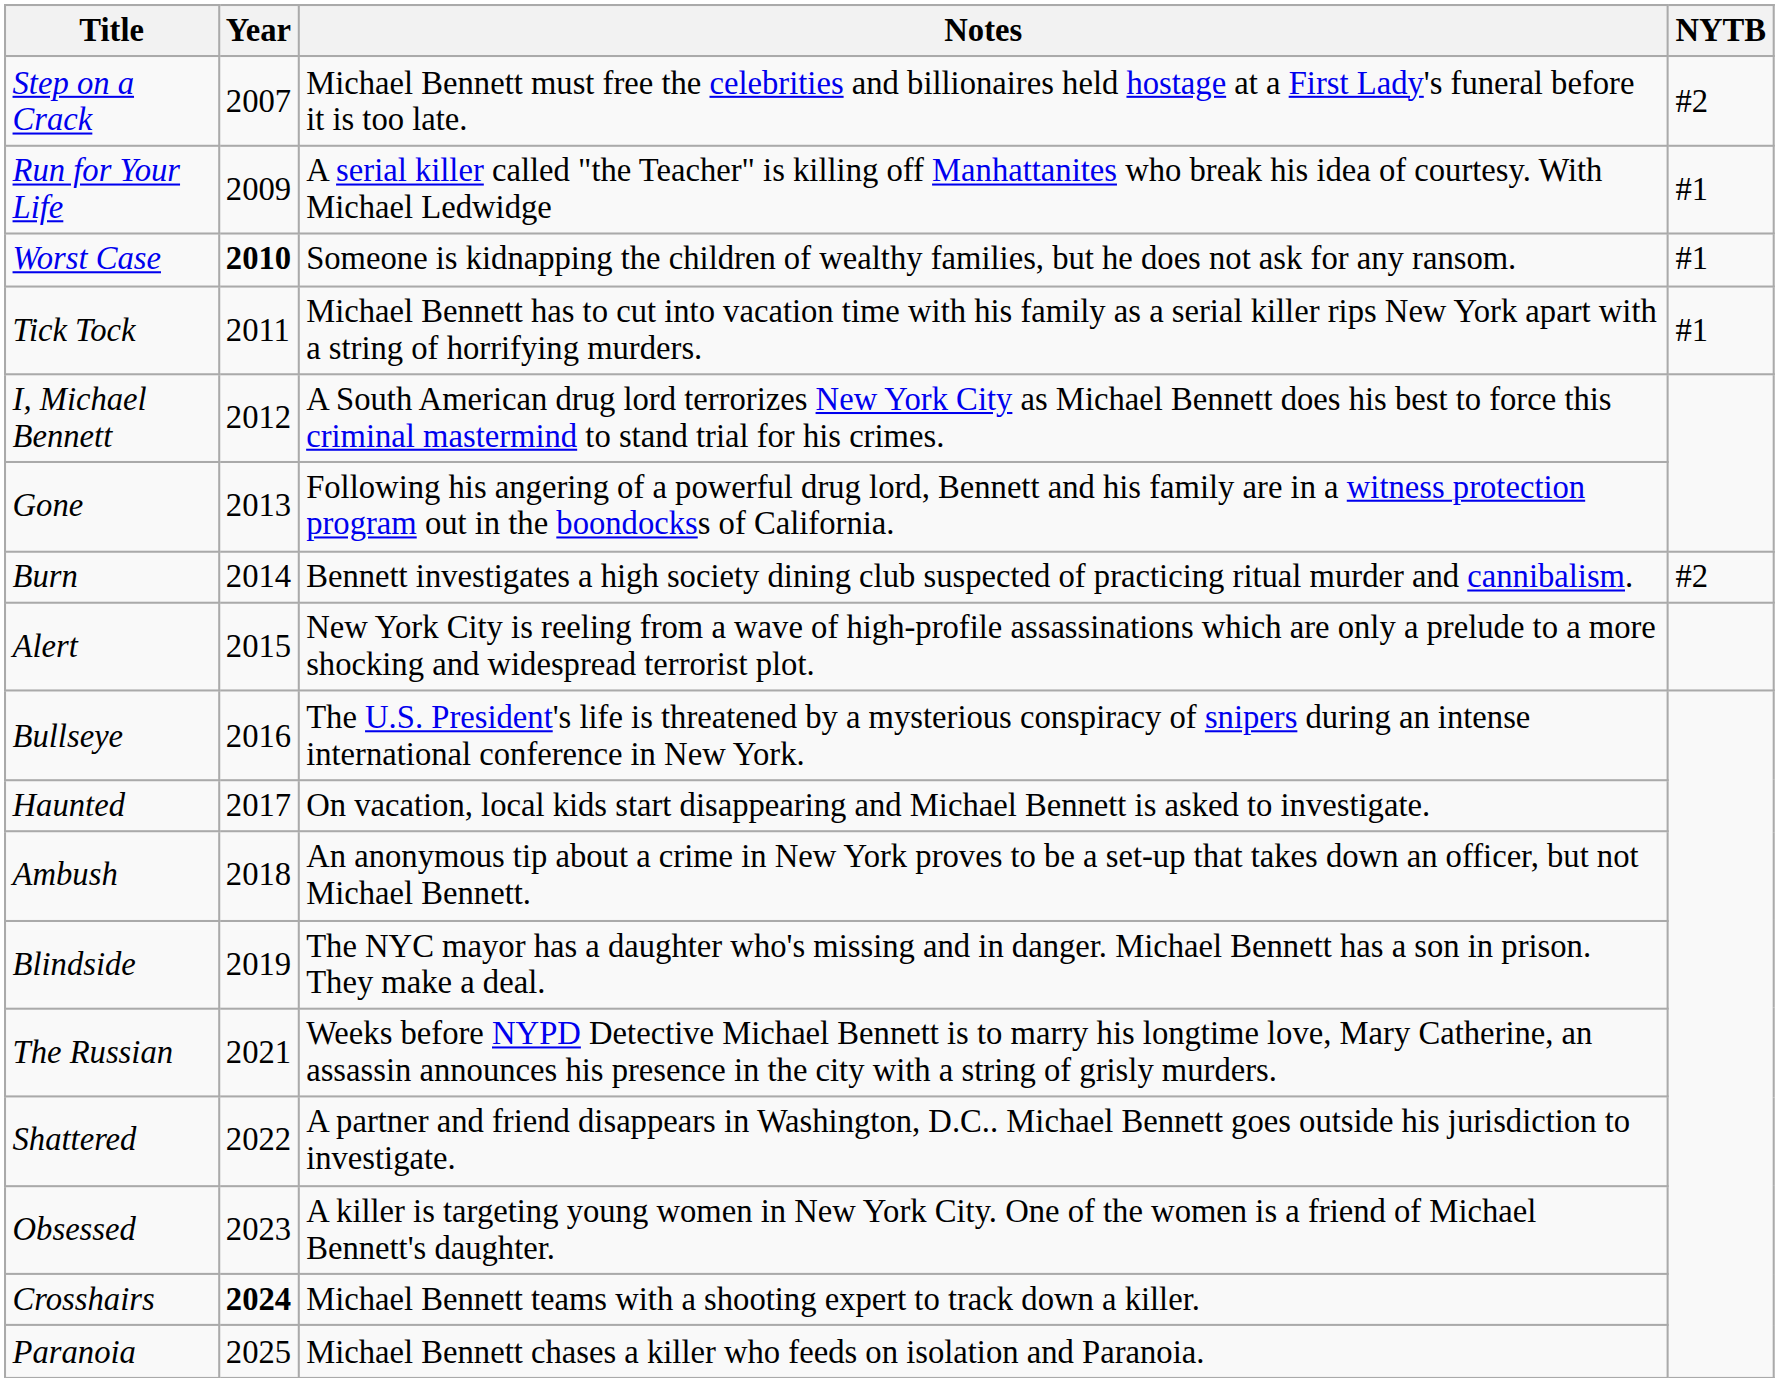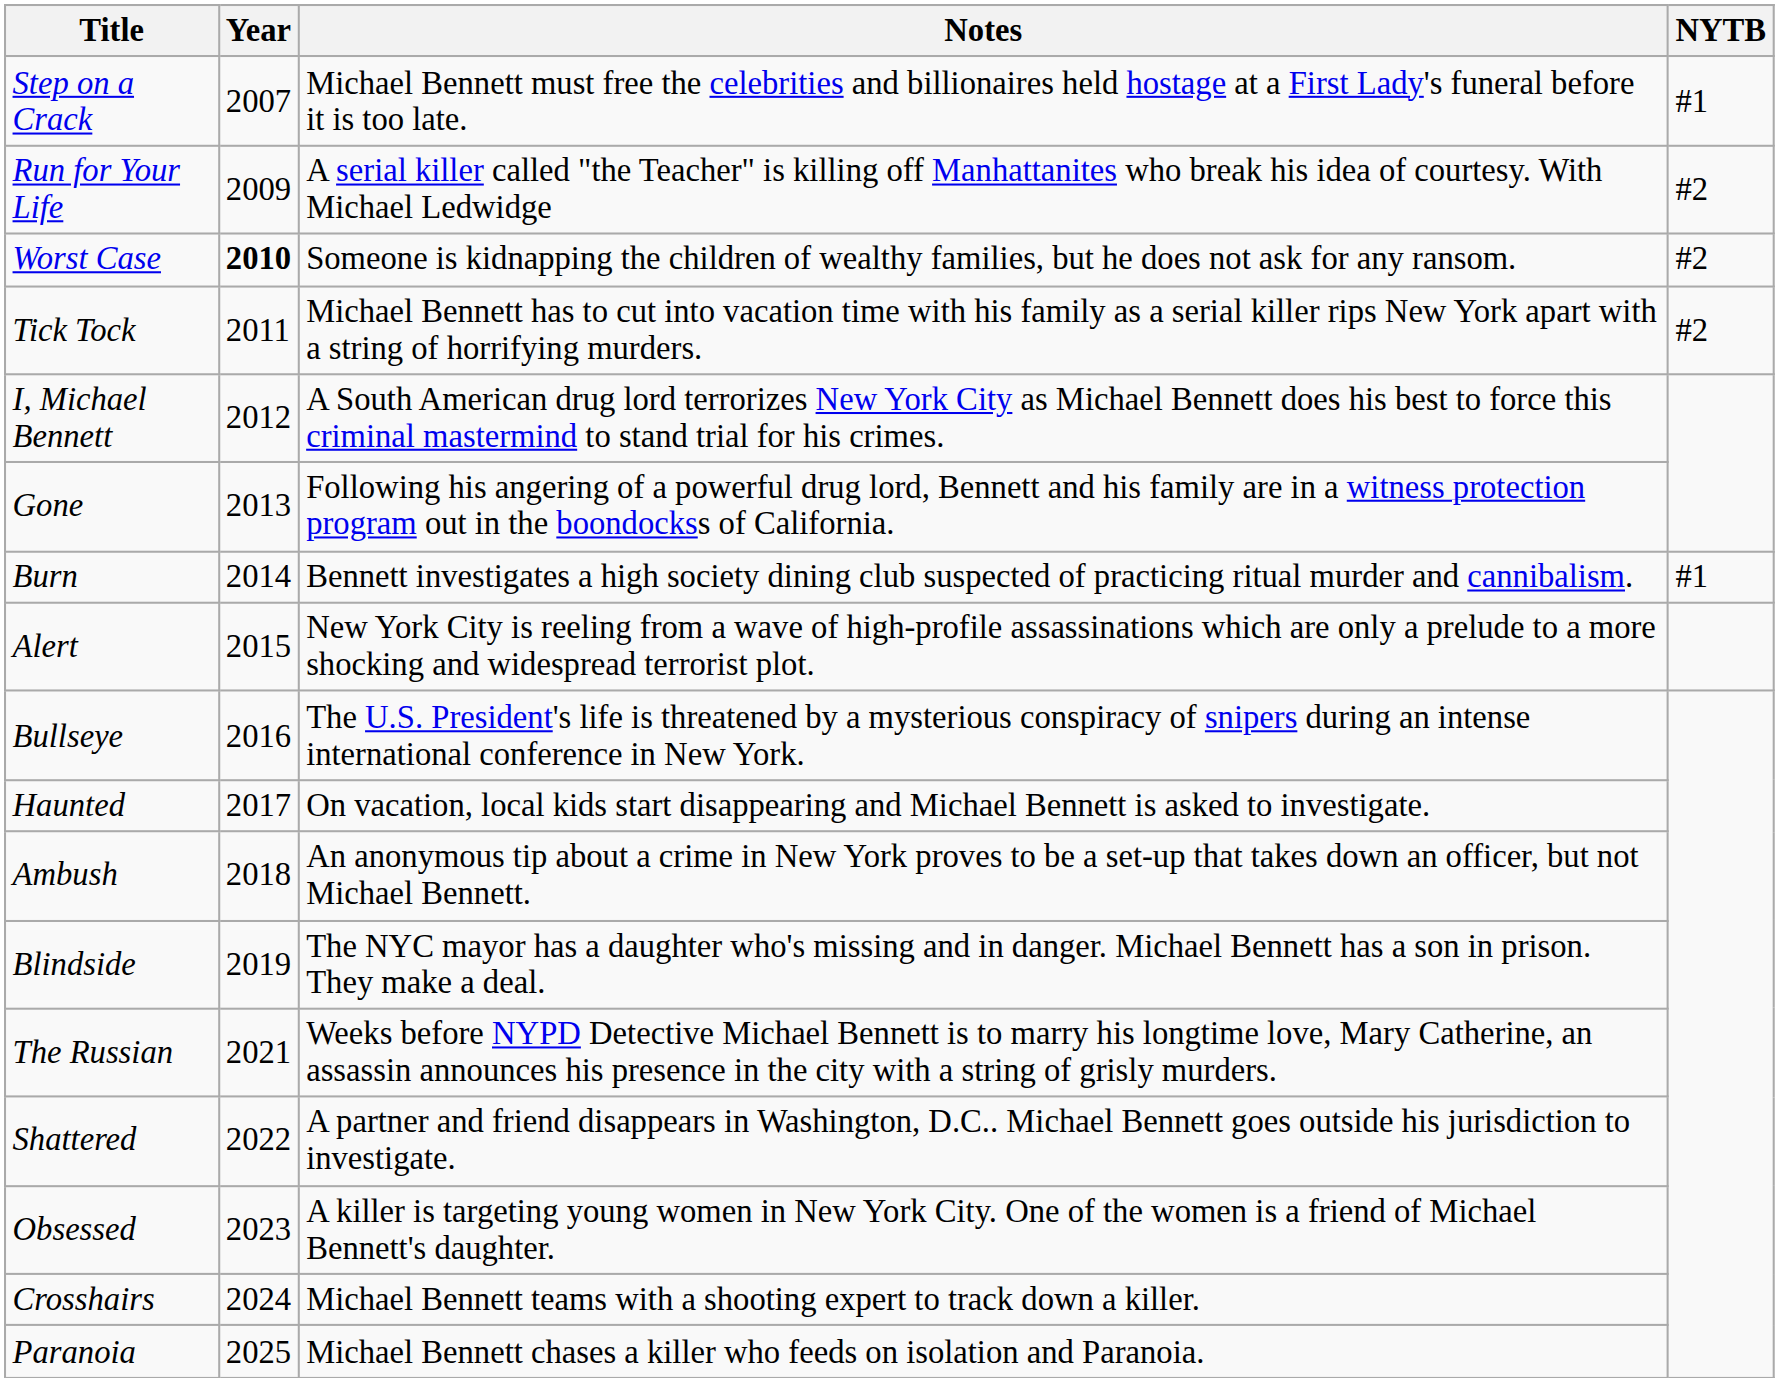(1692, 100) #2 -> (1692, 100) #1
(1692, 188) #1 -> (1692, 188) #2
(1692, 259) #1 -> (1692, 259) #2
(1692, 329) #1 -> (1692, 329) #2
(1692, 576) #2 -> (1692, 576) #1
(258, 1299) bold -> (258, 1299) normal
